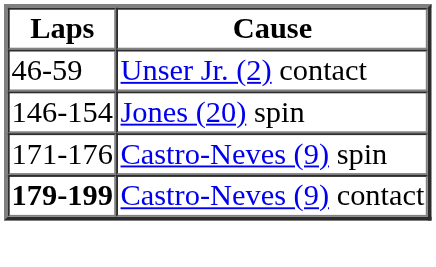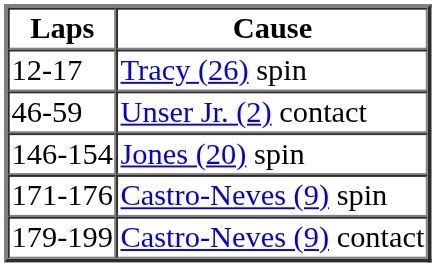+ row: (214, 70)
(62, 195) bold -> (62, 237) normal
